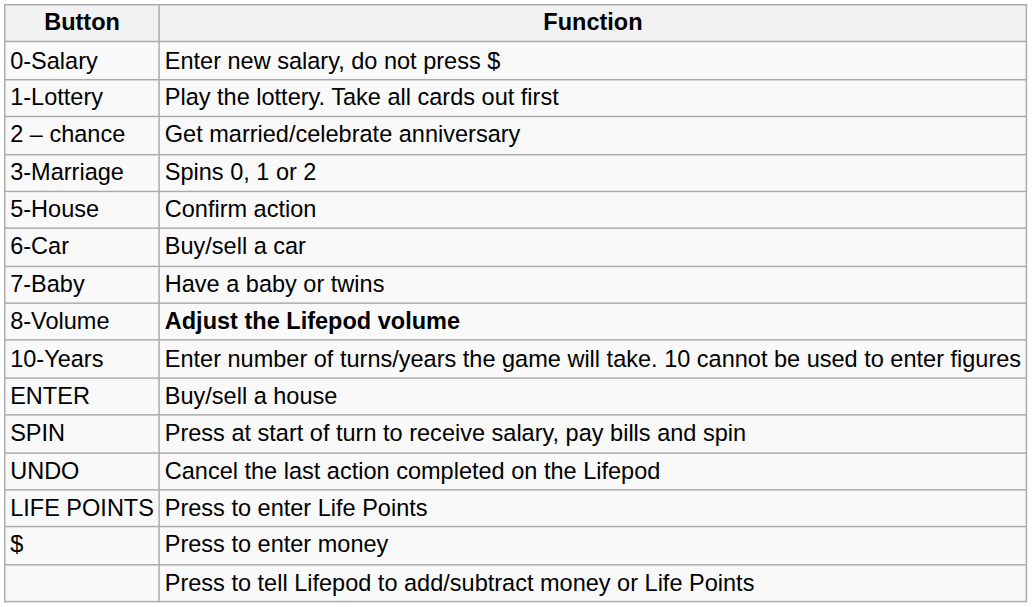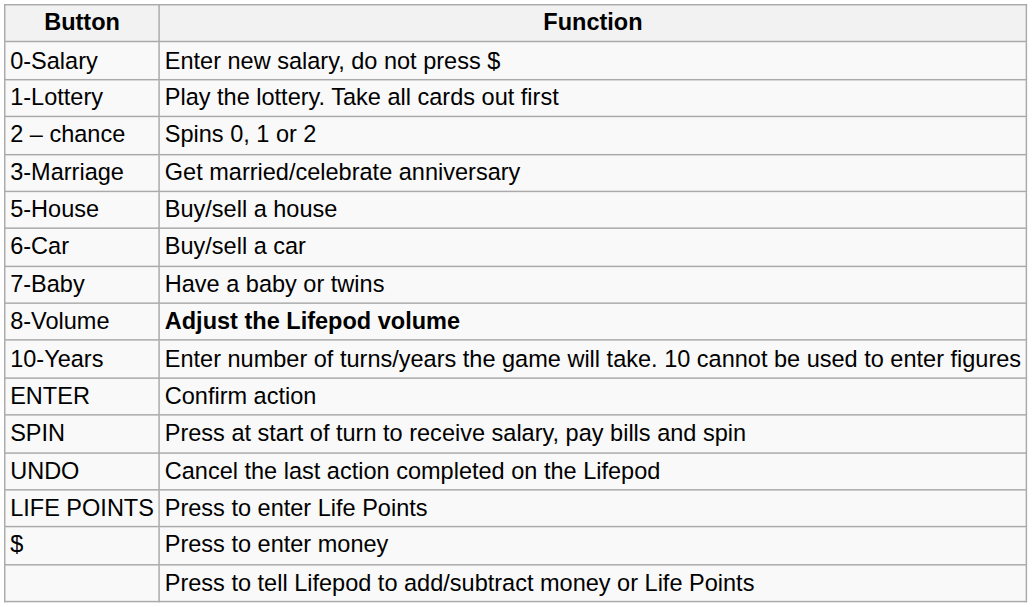(343, 135) Get married/celebrate anniversary -> (241, 135) Spins 0, 1 or 2
(241, 172) Spins 0, 1 or 2 -> (343, 172) Get married/celebrate anniversary
(241, 209) Confirm action -> (251, 209) Buy/sell a house
(251, 396) Buy/sell a house -> (241, 396) Confirm action
